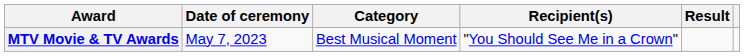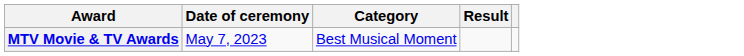- column: (571, 16)
